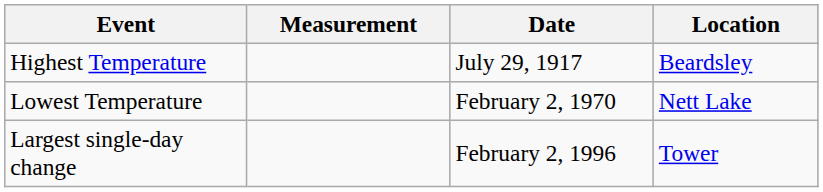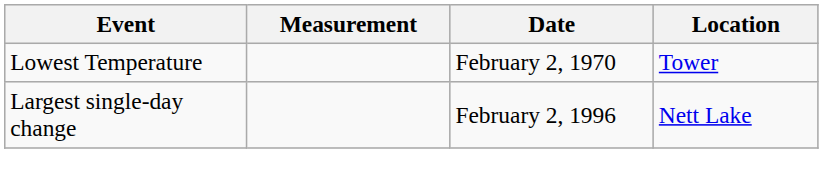- row: (108, 62)
(705, 101) Nett Lake -> (689, 62) Tower
(689, 153) Tower -> (705, 115) Nett Lake
